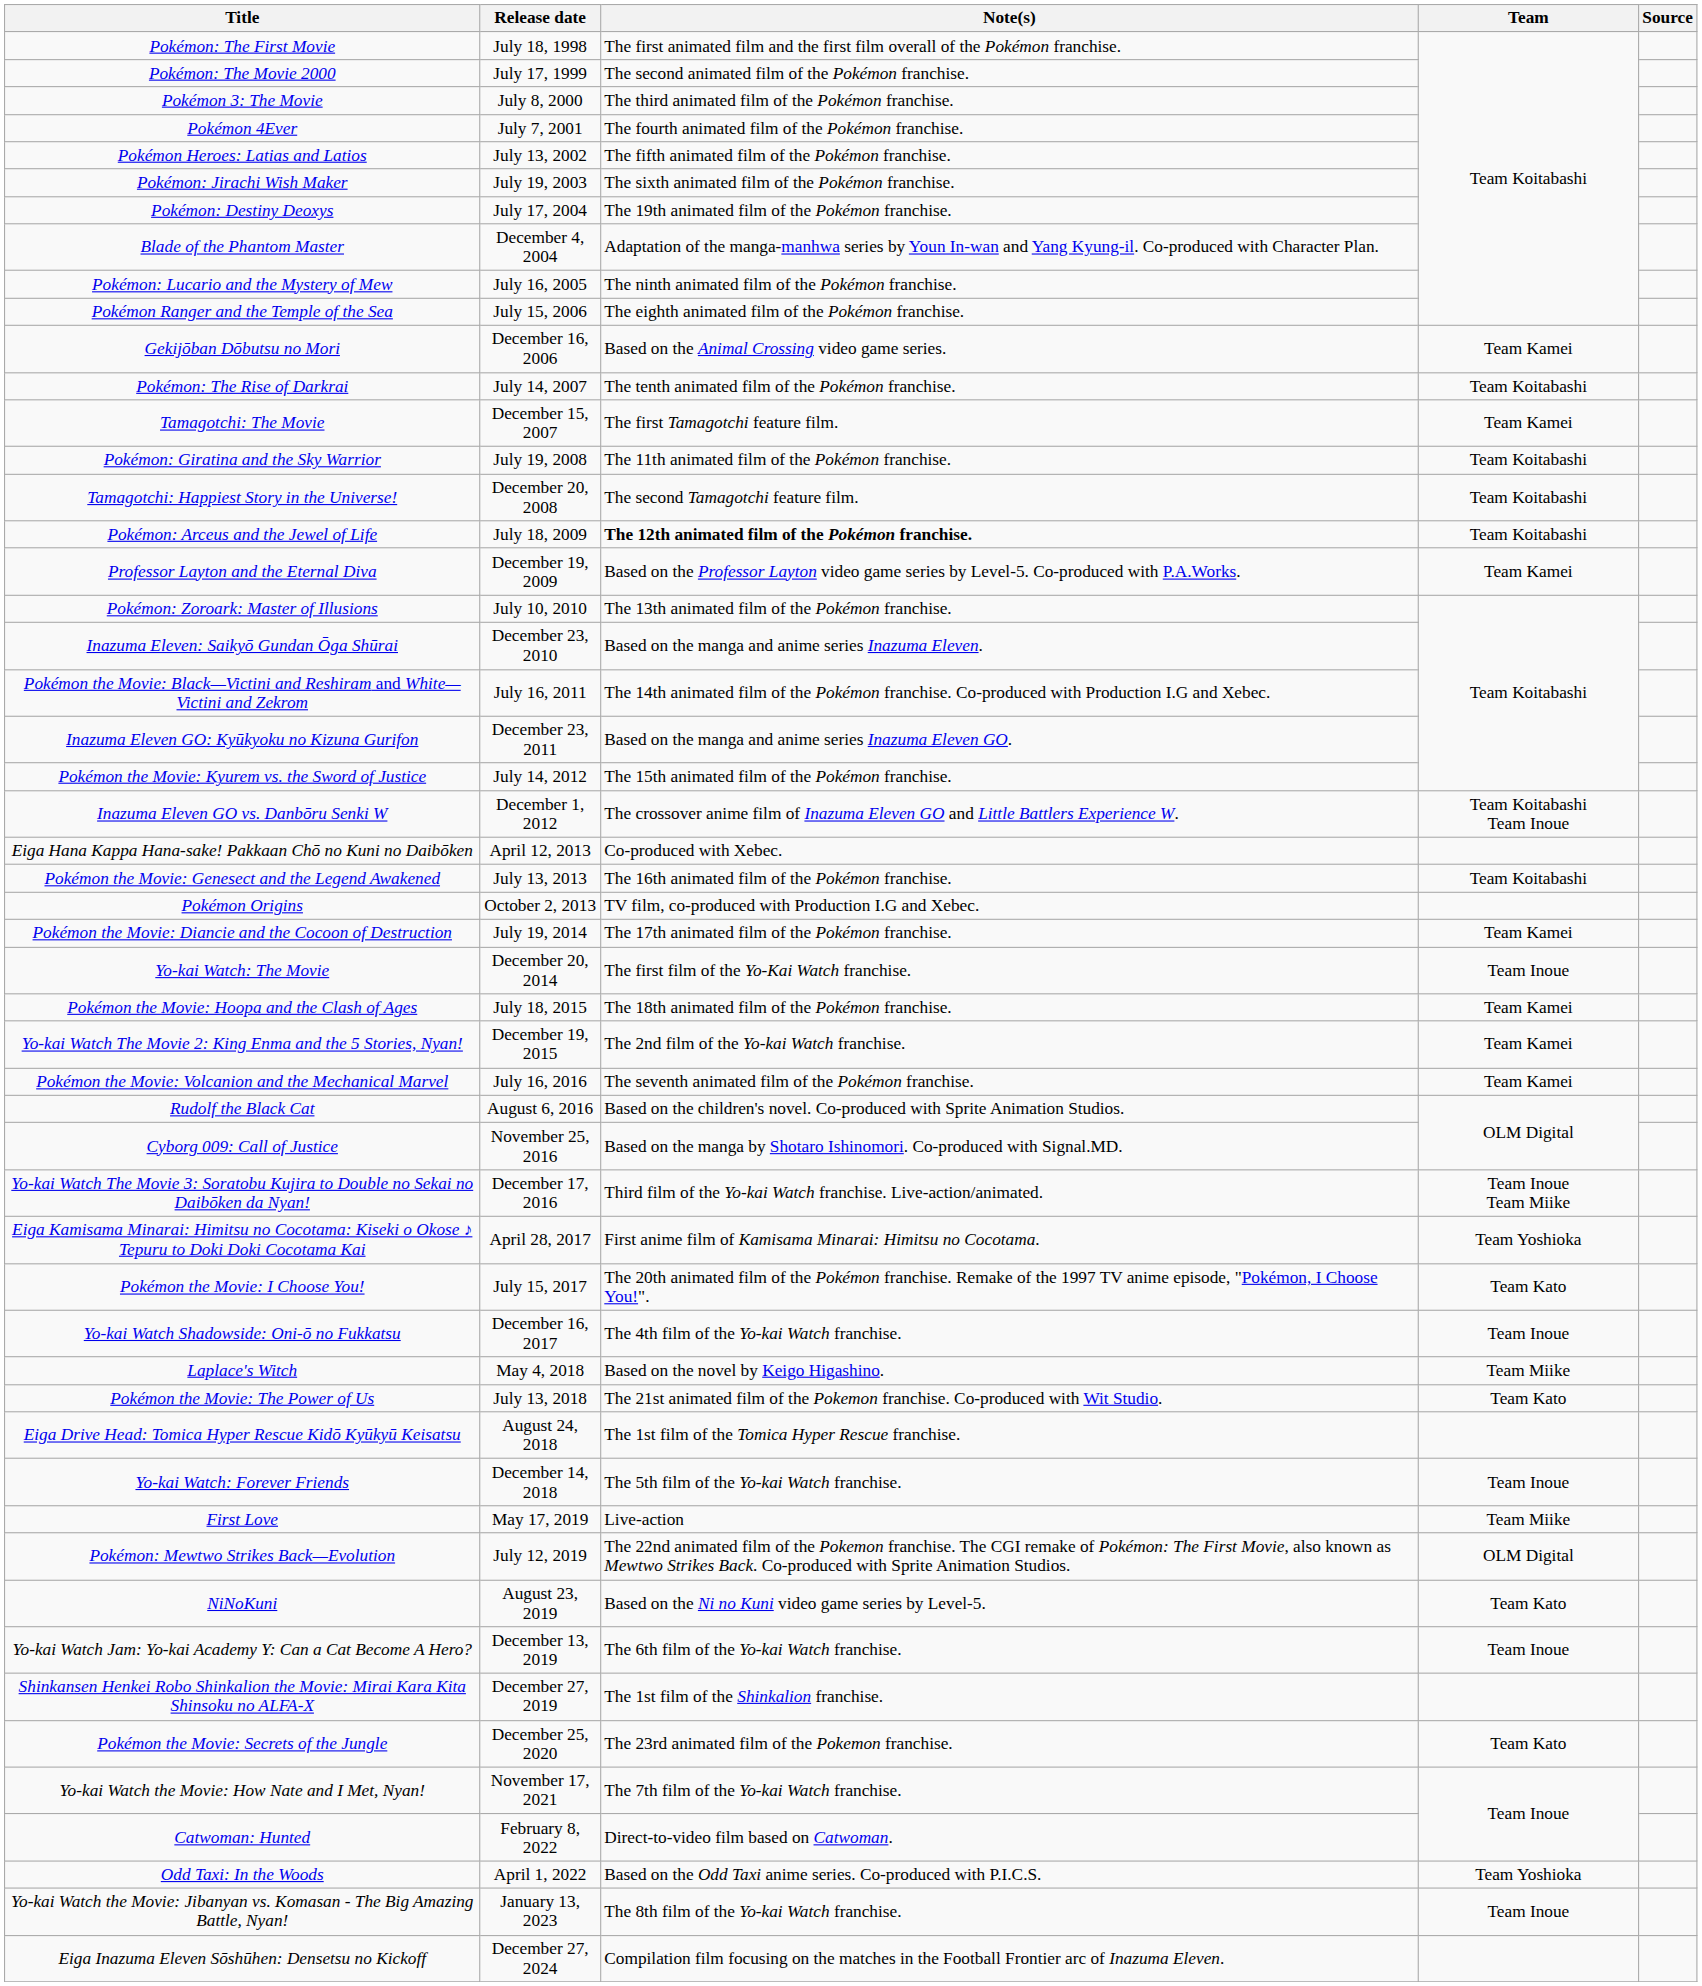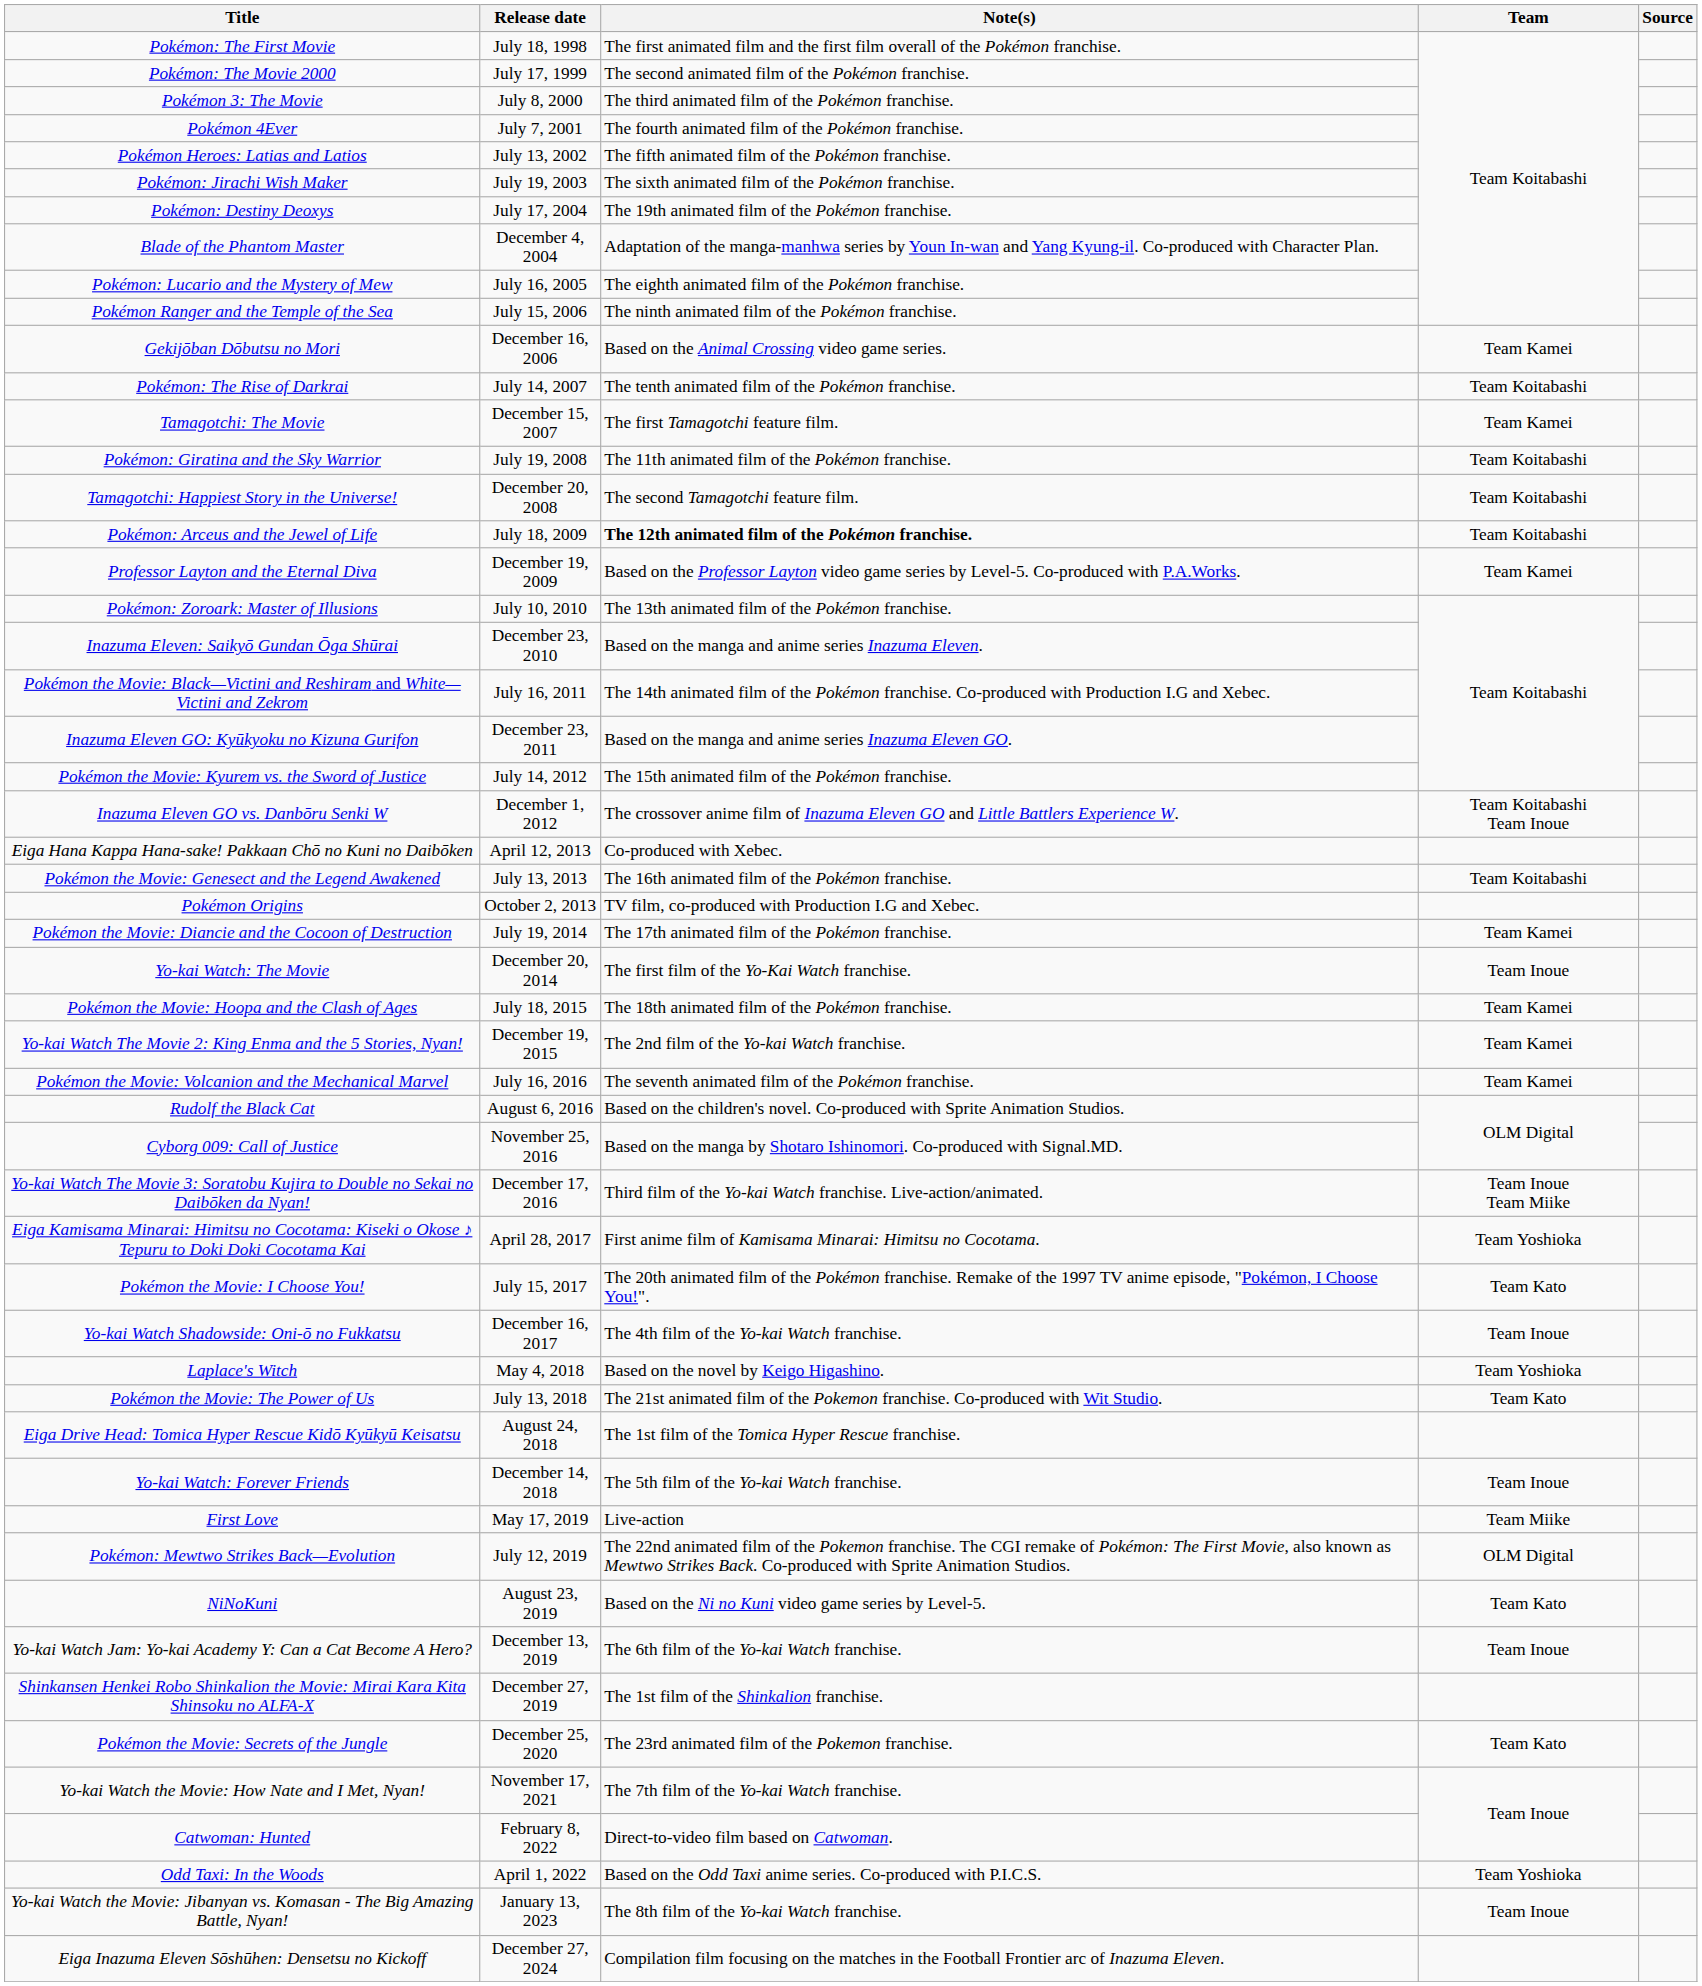(780, 284) The ninth animated film of the Pokémon franchise. -> (784, 284) The eighth animated film of the Pokémon franchise.
(784, 311) The eighth animated film of the Pokémon franchise. -> (780, 311) The ninth animated film of the Pokémon franchise.
(1528, 1370) Team Miike -> (1528, 1370) Team Yoshioka
